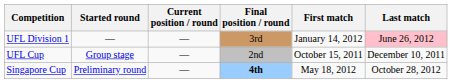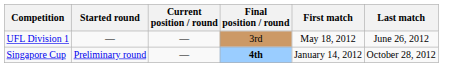(328, 39) January 14, 2012 -> (328, 39) May 18, 2012
(406, 39) pink background -> (401, 39) no background
- row: (25, 54)
(328, 70) May 18, 2012 -> (328, 54) January 14, 2012
